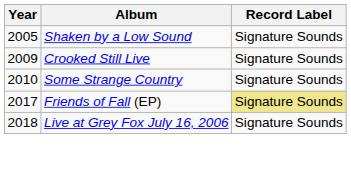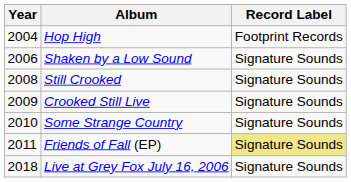+ row: (72, 36)
(23, 36) 2005 -> (23, 58) 2006
+ row: (83, 79)
(23, 101) 2017 -> (22, 144) 2011
